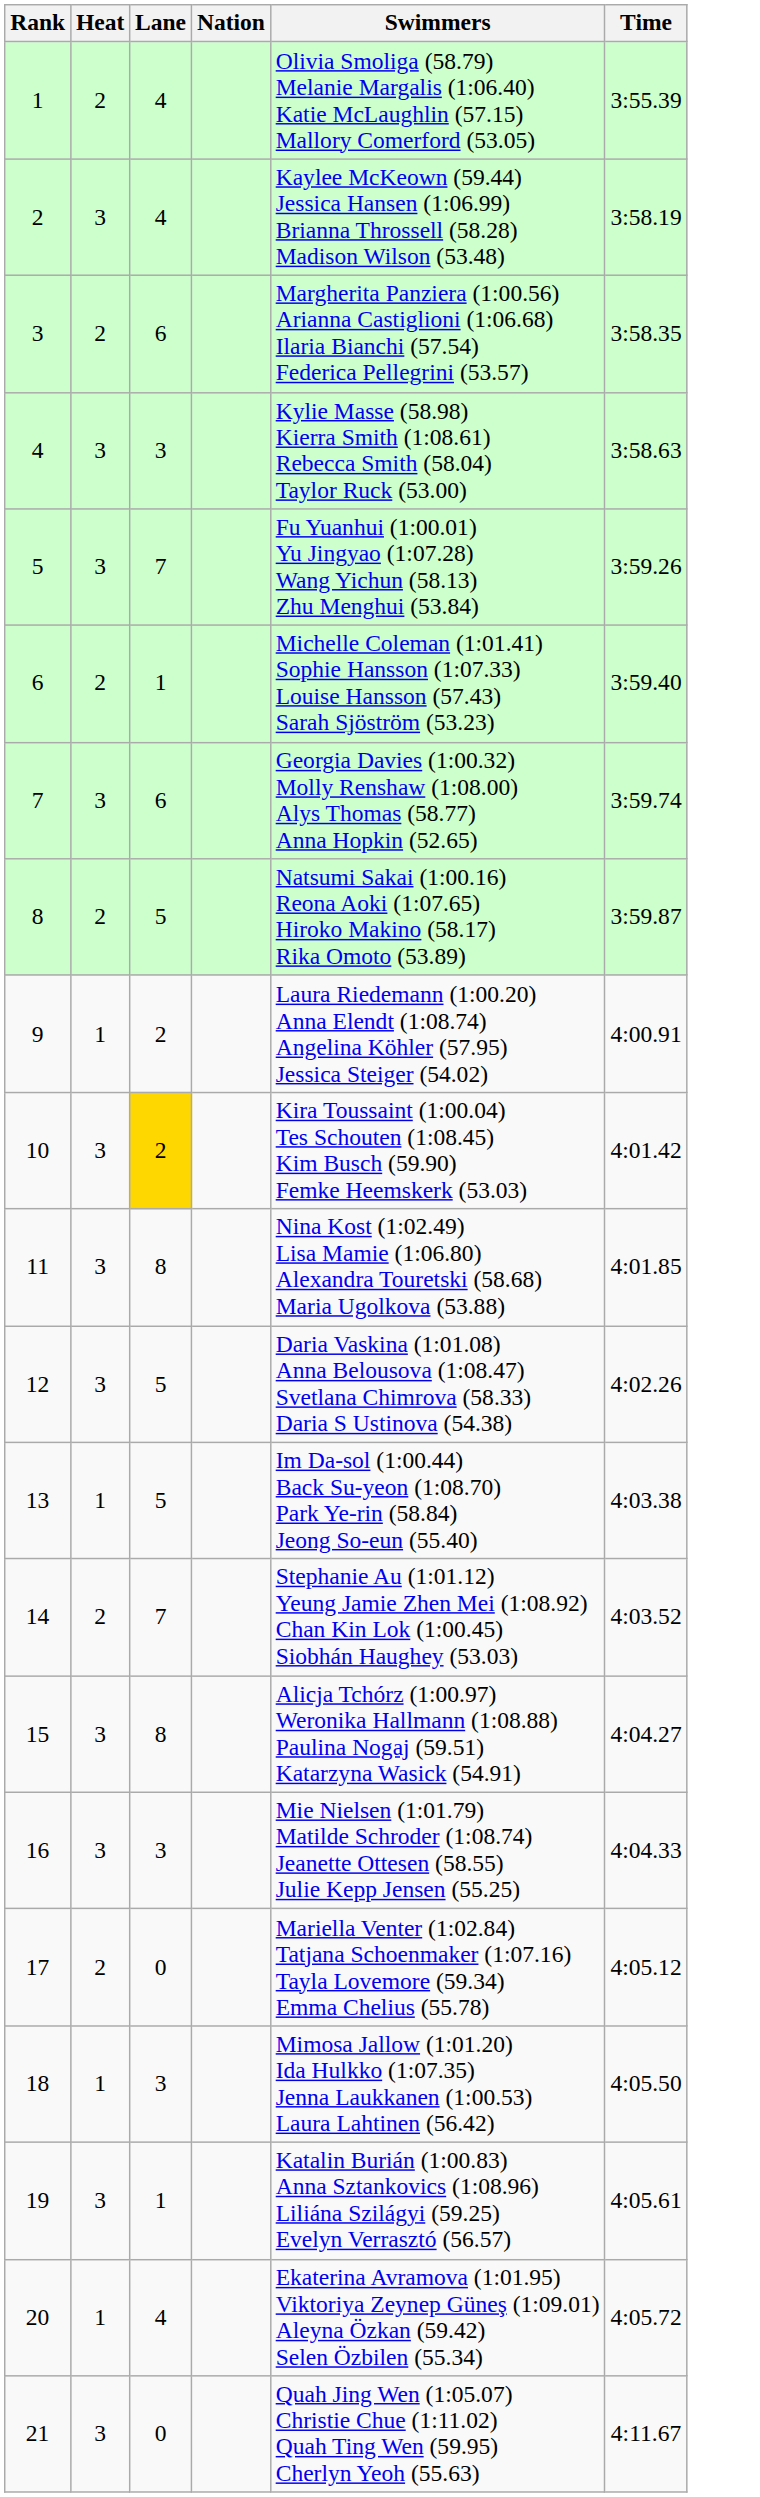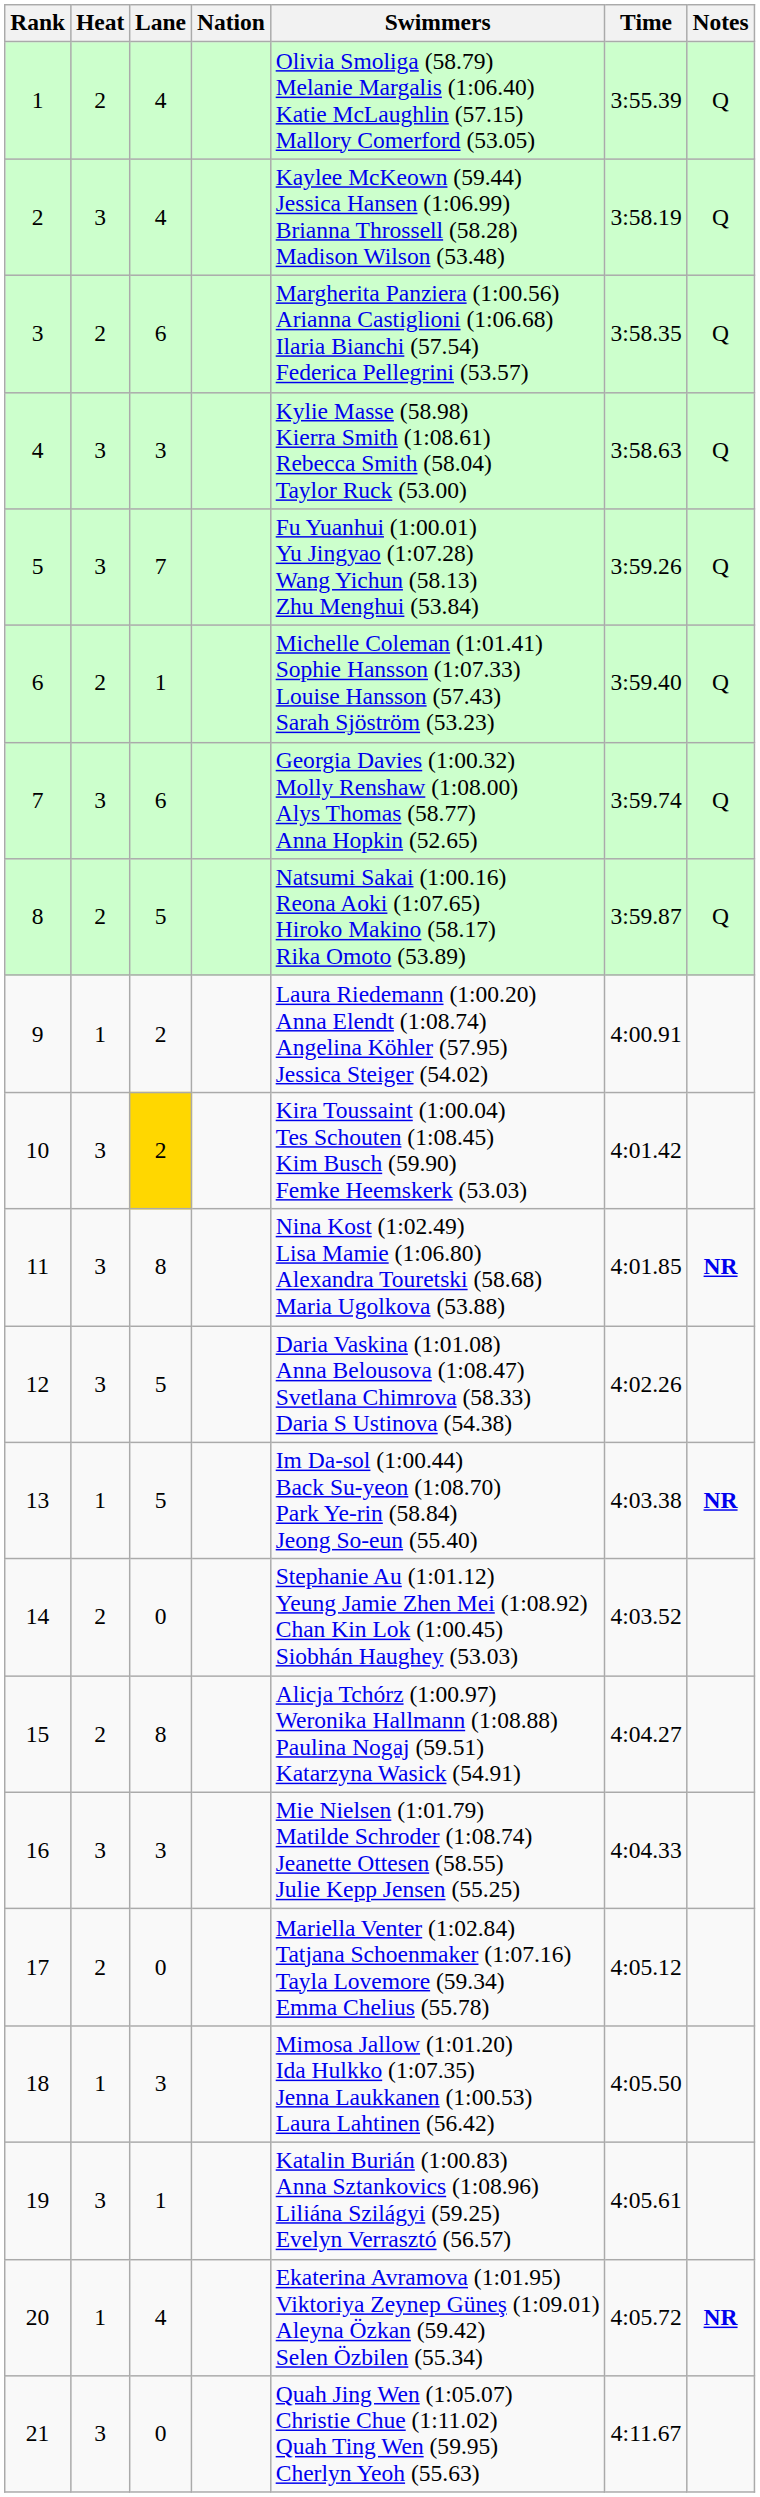+ column: (721, 23)
(161, 1616) 7 -> (161, 1616) 0
(100, 1733) 3 -> (100, 1733) 2
